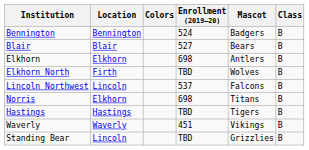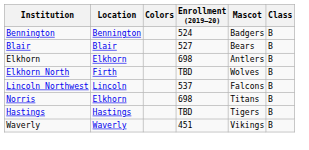- row: (38, 138)
